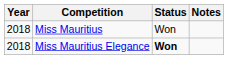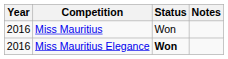(19, 29) 2018 -> (19, 29) 2016
(19, 46) 2018 -> (19, 46) 2016
